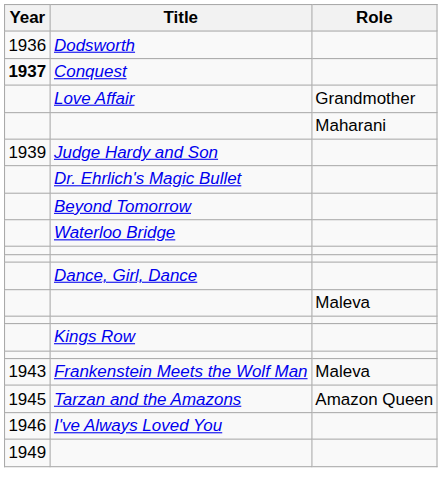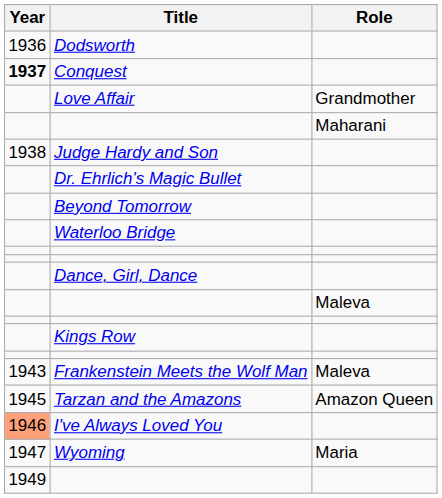(27, 152) 1939 -> (27, 152) 1938
(27, 425) no background -> (27, 425) lightsalmon background
+ row: (89, 452)
